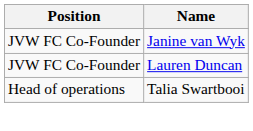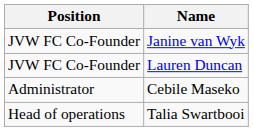+ row: (193, 89)
